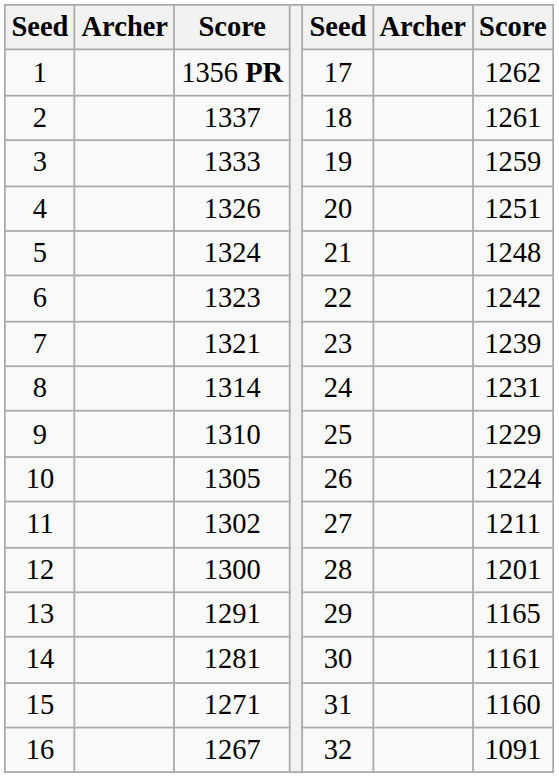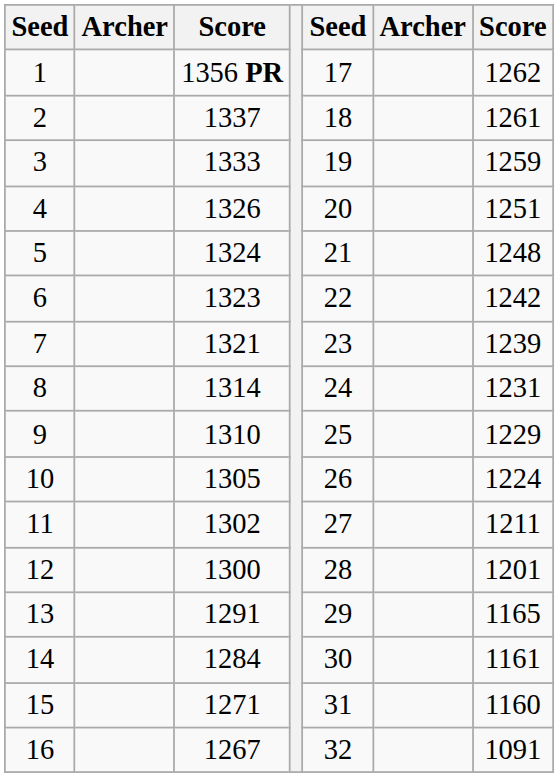(232, 659) 1281 -> (232, 659) 1284
